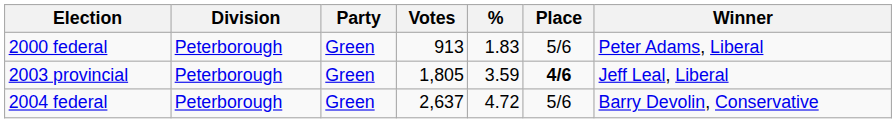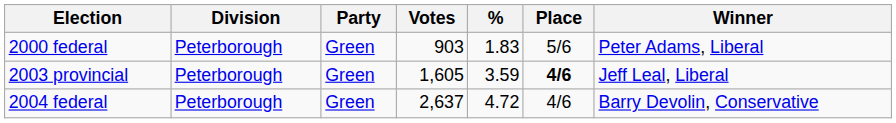(449, 46) 913 -> (449, 46) 903
(442, 74) 1,805 -> (442, 74) 1,605
(559, 103) 5/6 -> (559, 103) 4/6
